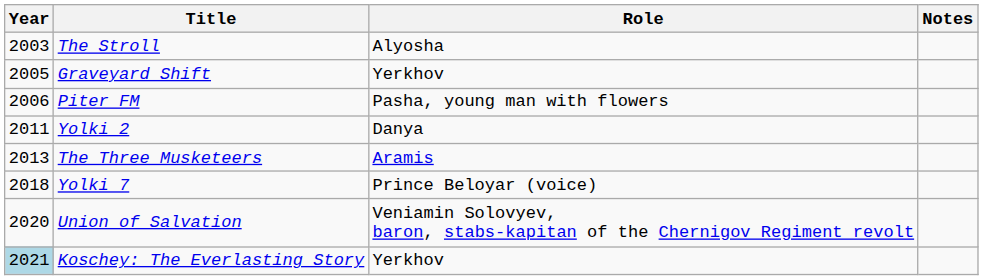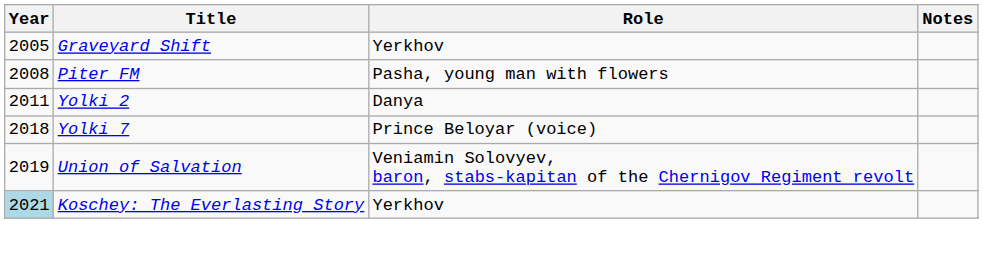- row: (109, 46)
(29, 102) 2006 -> (29, 74) 2008
- row: (160, 157)
(29, 223) 2020 -> (29, 167) 2019
